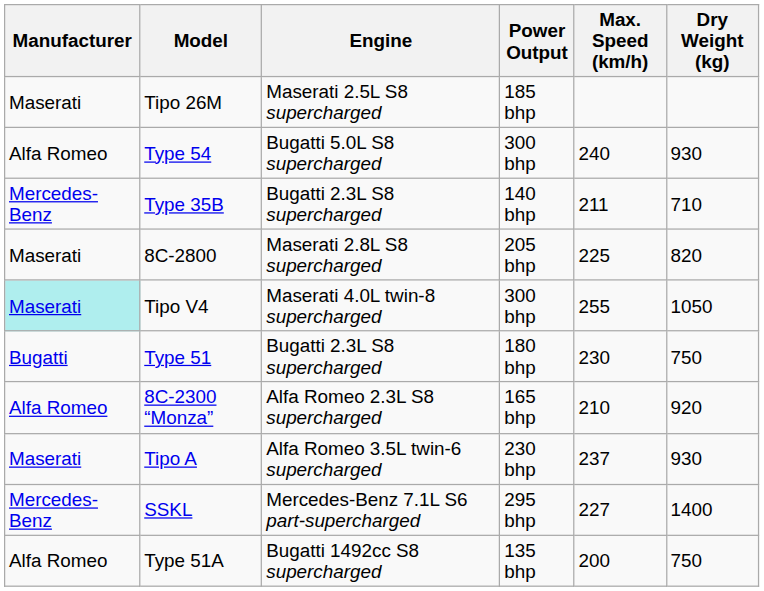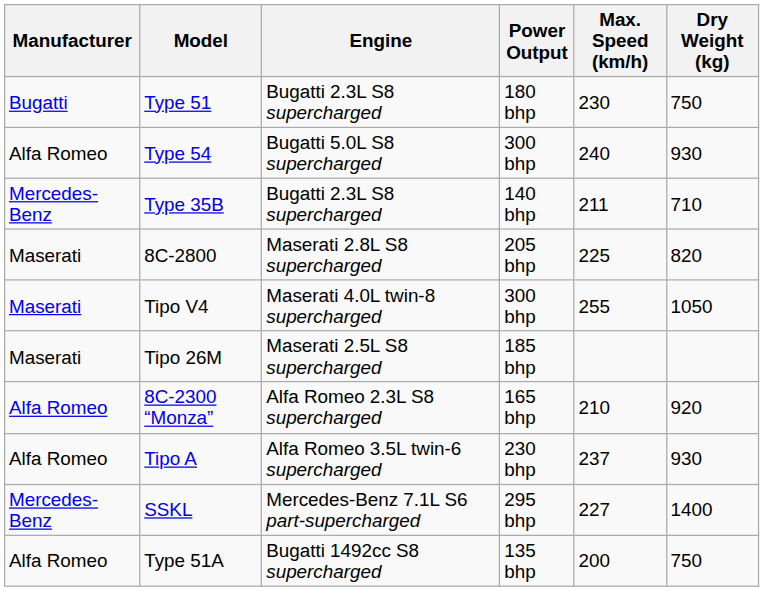rows swapped: (178, 357) <-> (183, 102)
(45, 306) paleturquoise background -> (45, 306) no background
(45, 459) Maserati -> (58, 459) Alfa Romeo
